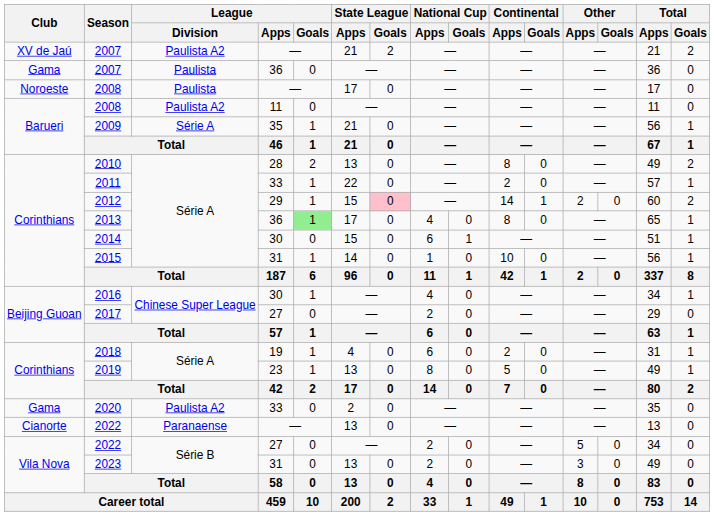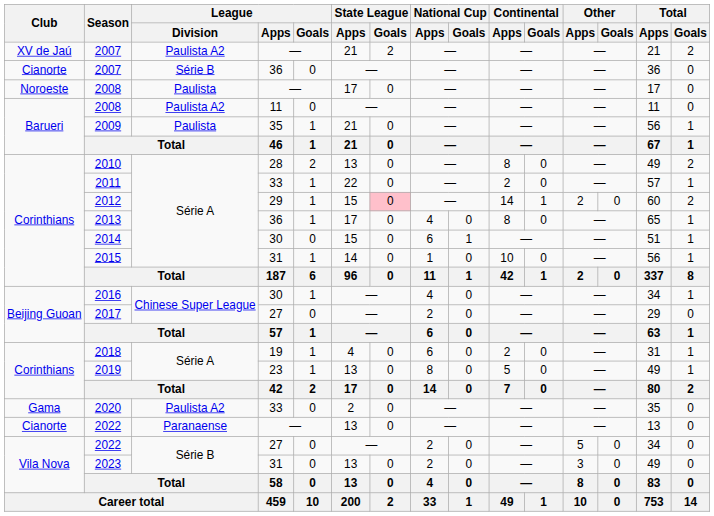(44, 70) Gama -> (44, 70) Cianorte
(195, 70) Paulista -> (195, 70) Série B
(195, 126) Série A -> (195, 126) Paulista
(313, 220) lightgreen background -> (313, 220) no background
